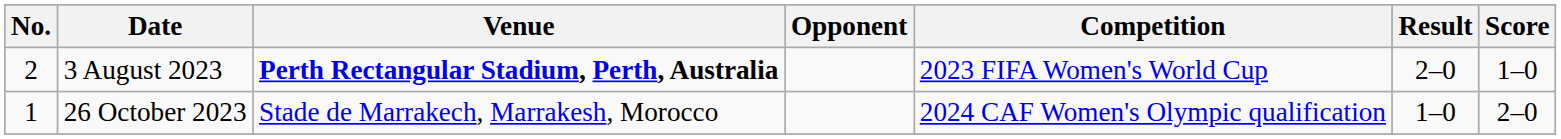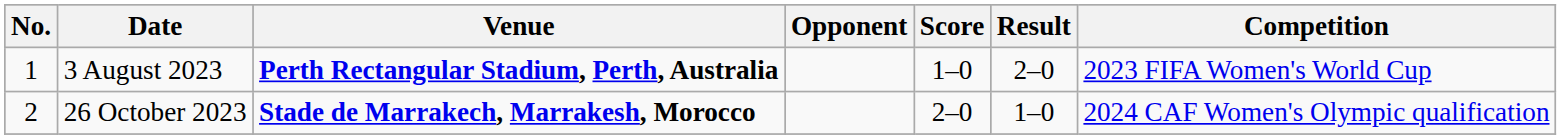columns swapped: (1517, 26) <-> (1153, 26)
(31, 69) 2 -> (31, 69) 1
(31, 112) 1 -> (31, 112) 2
(489, 112) normal -> (507, 112) bold
